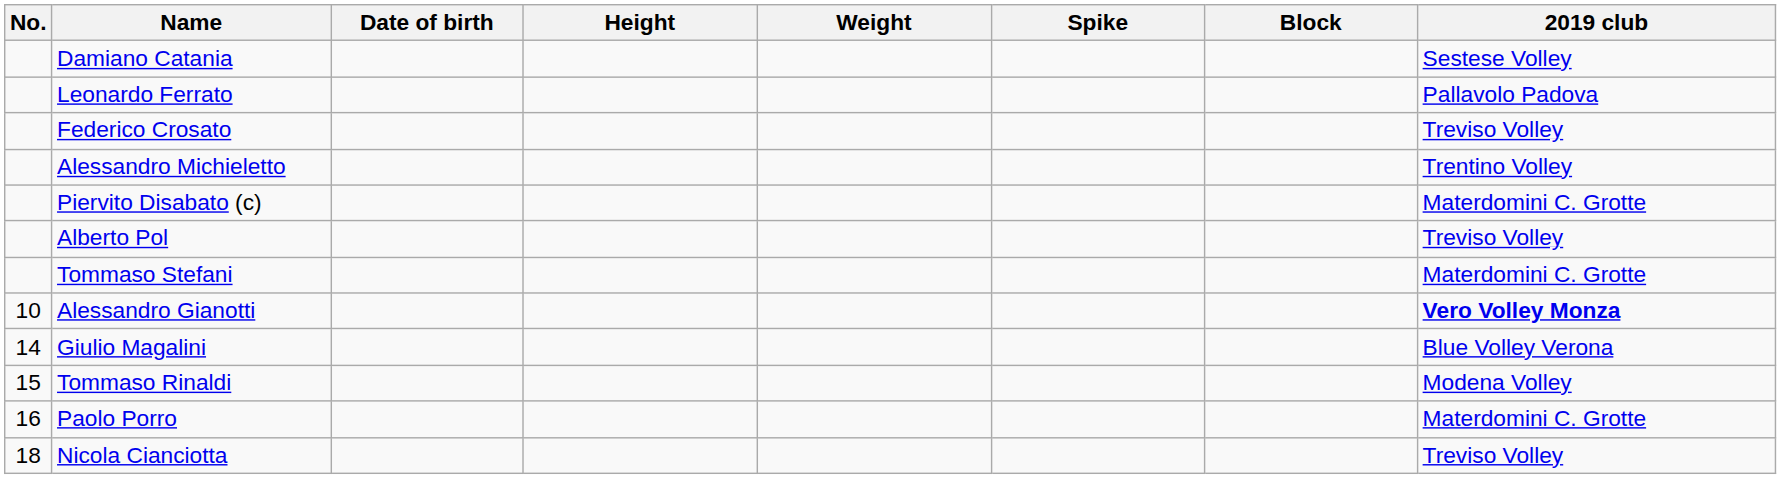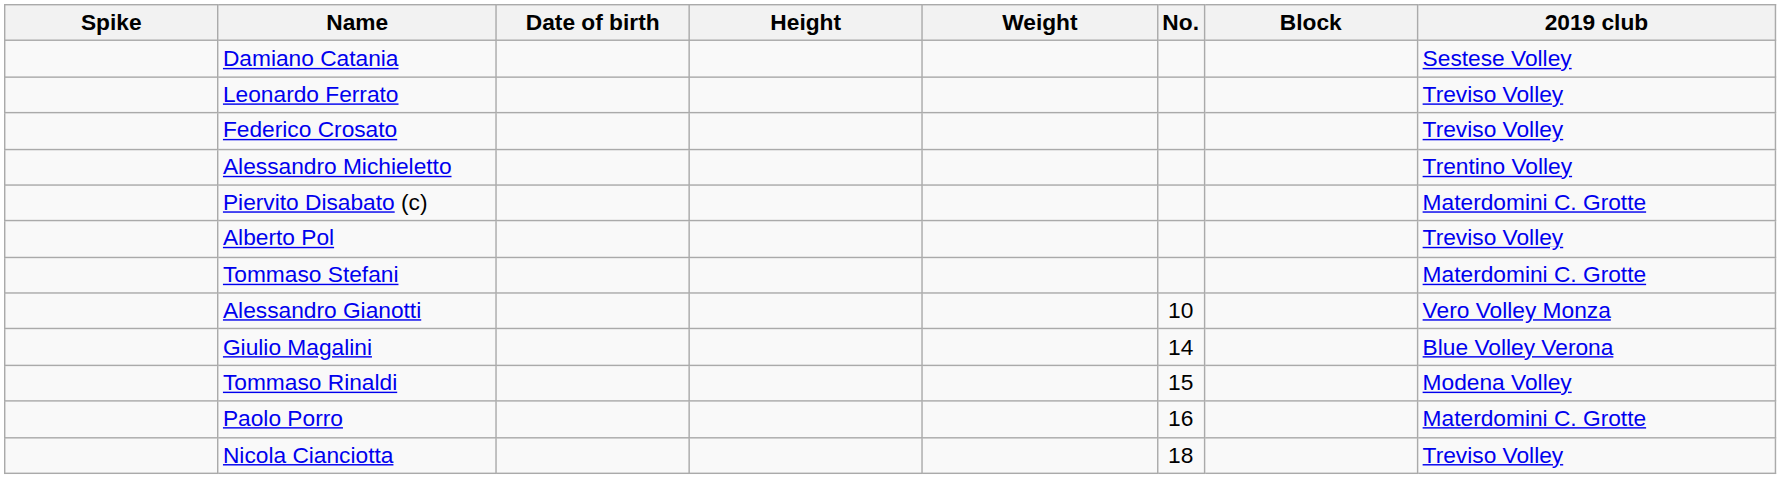columns swapped: (28, 22) <-> (1098, 22)
(1510, 94) Pallavolo Padova -> (1493, 94) Treviso Volley
(1522, 310) bold -> (1517, 310) normal
